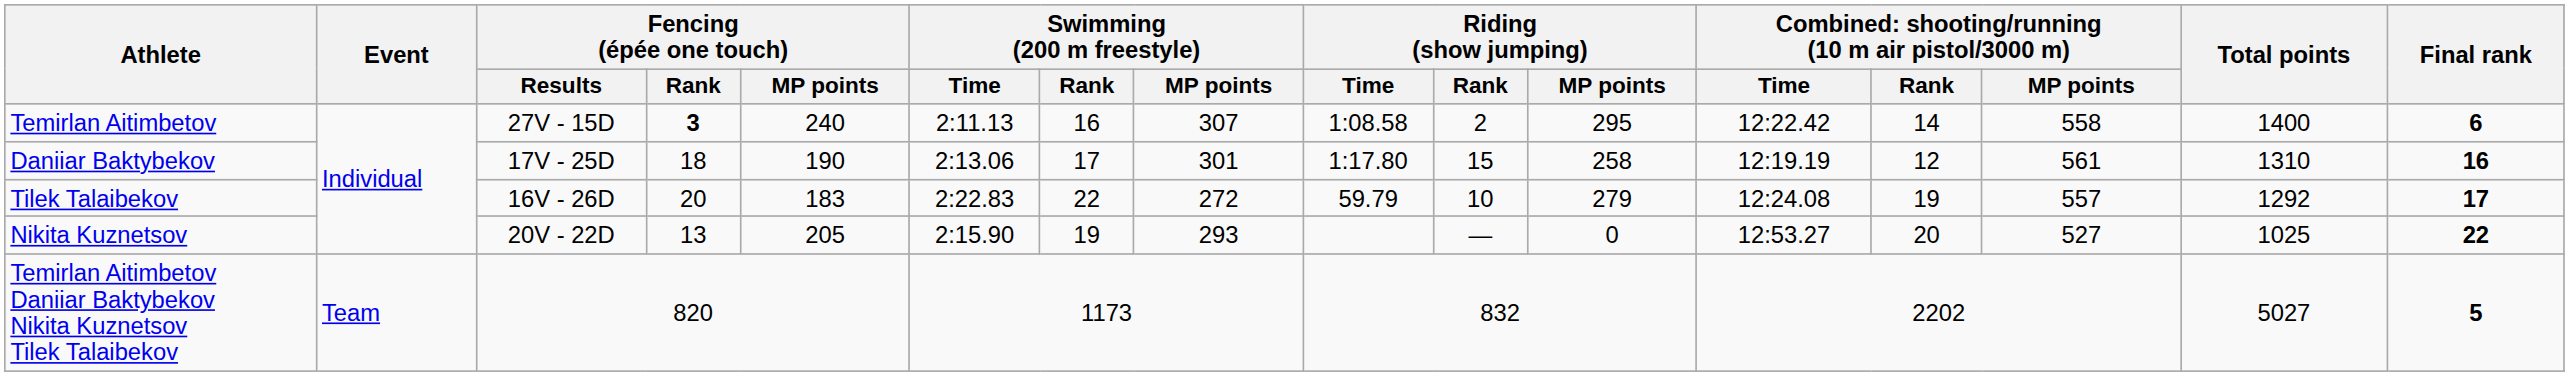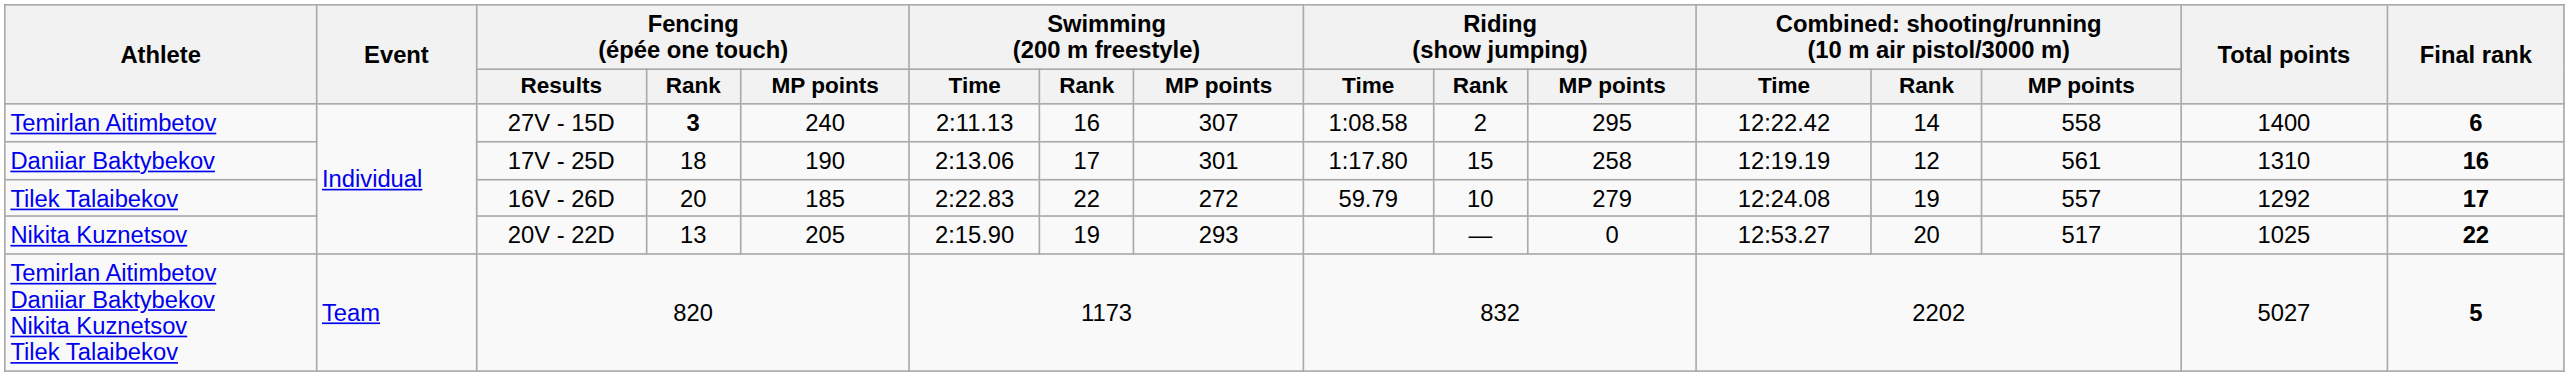(825, 198) 183 -> (825, 198) 185
(2081, 236) 527 -> (2081, 236) 517
